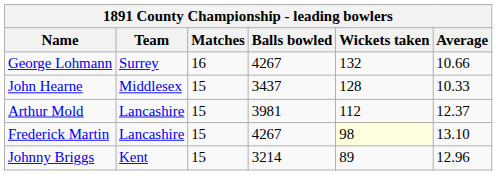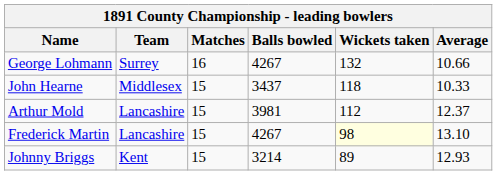(350, 87) 128 -> (350, 87) 118
(453, 157) 12.96 -> (453, 157) 12.93
